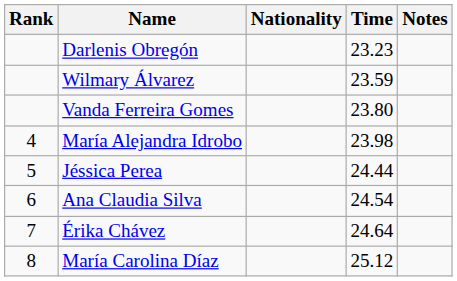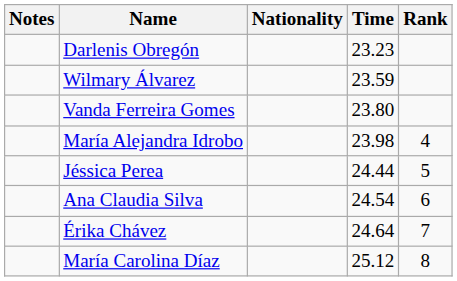columns swapped: (31, 19) <-> (425, 19)
